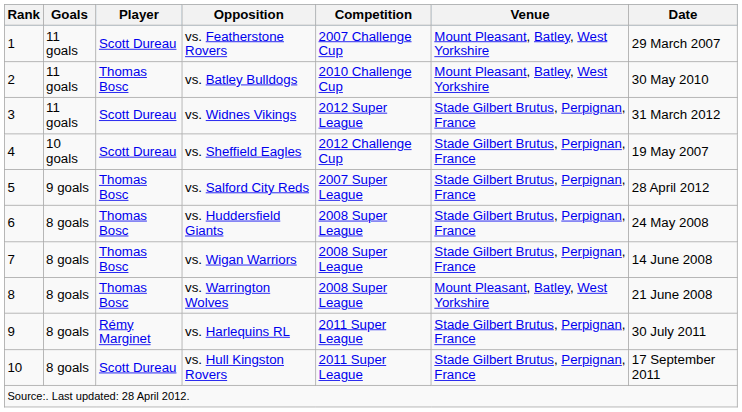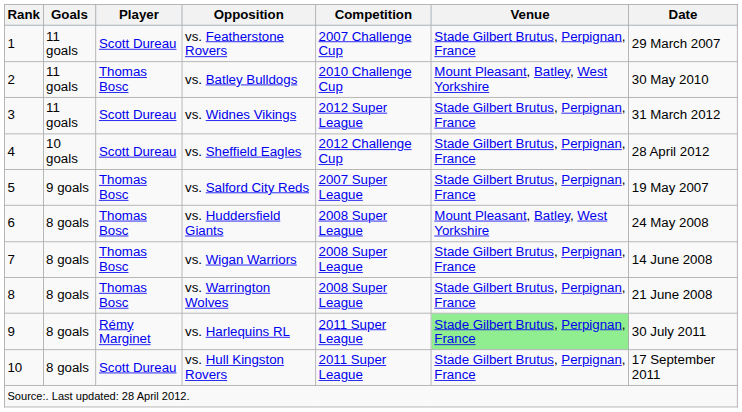(521, 43) Mount Pleasant, Batley, West Yorkshire -> (530, 43) Stade Gilbert Brutus, Perpignan, France
(670, 151) 19 May 2007 -> (671, 151) 28 April 2012
(671, 187) 28 April 2012 -> (670, 187) 19 May 2007
(530, 223) Stade Gilbert Brutus, Perpignan, France -> (521, 223) Mount Pleasant, Batley, West Yorkshire
(521, 295) Mount Pleasant, Batley, West Yorkshire -> (530, 295) Stade Gilbert Brutus, Perpignan, France
(530, 331) no background -> (530, 331) lightgreen background
